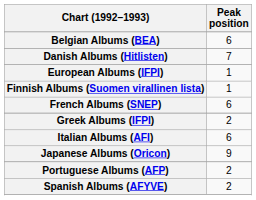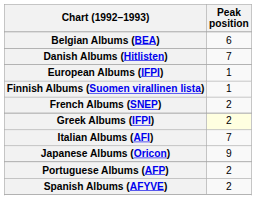(229, 105) 6 -> (229, 105) 2
(229, 121) no background -> (229, 121) lightyellow background
(229, 137) 6 -> (229, 137) 7
